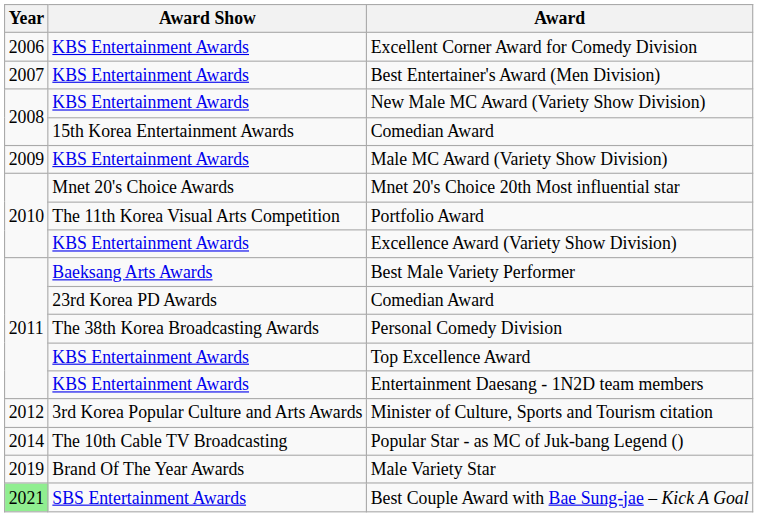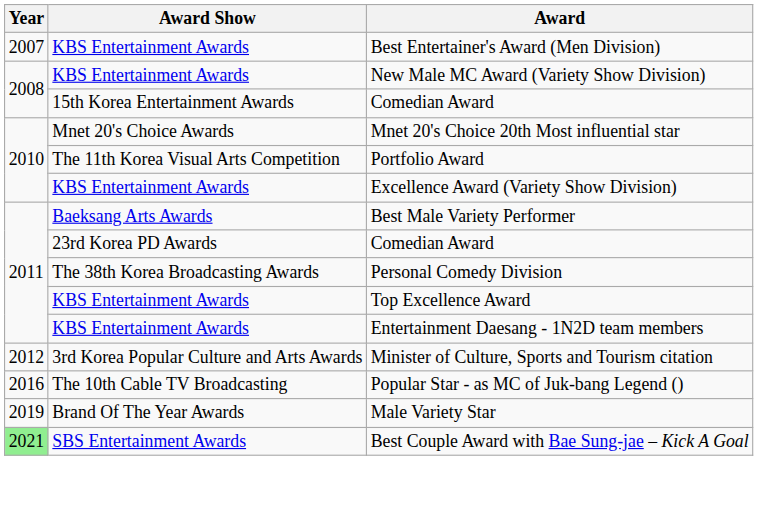- row: (151, 46)
- row: (151, 159)
(26, 441) 2014 -> (26, 384) 2016
